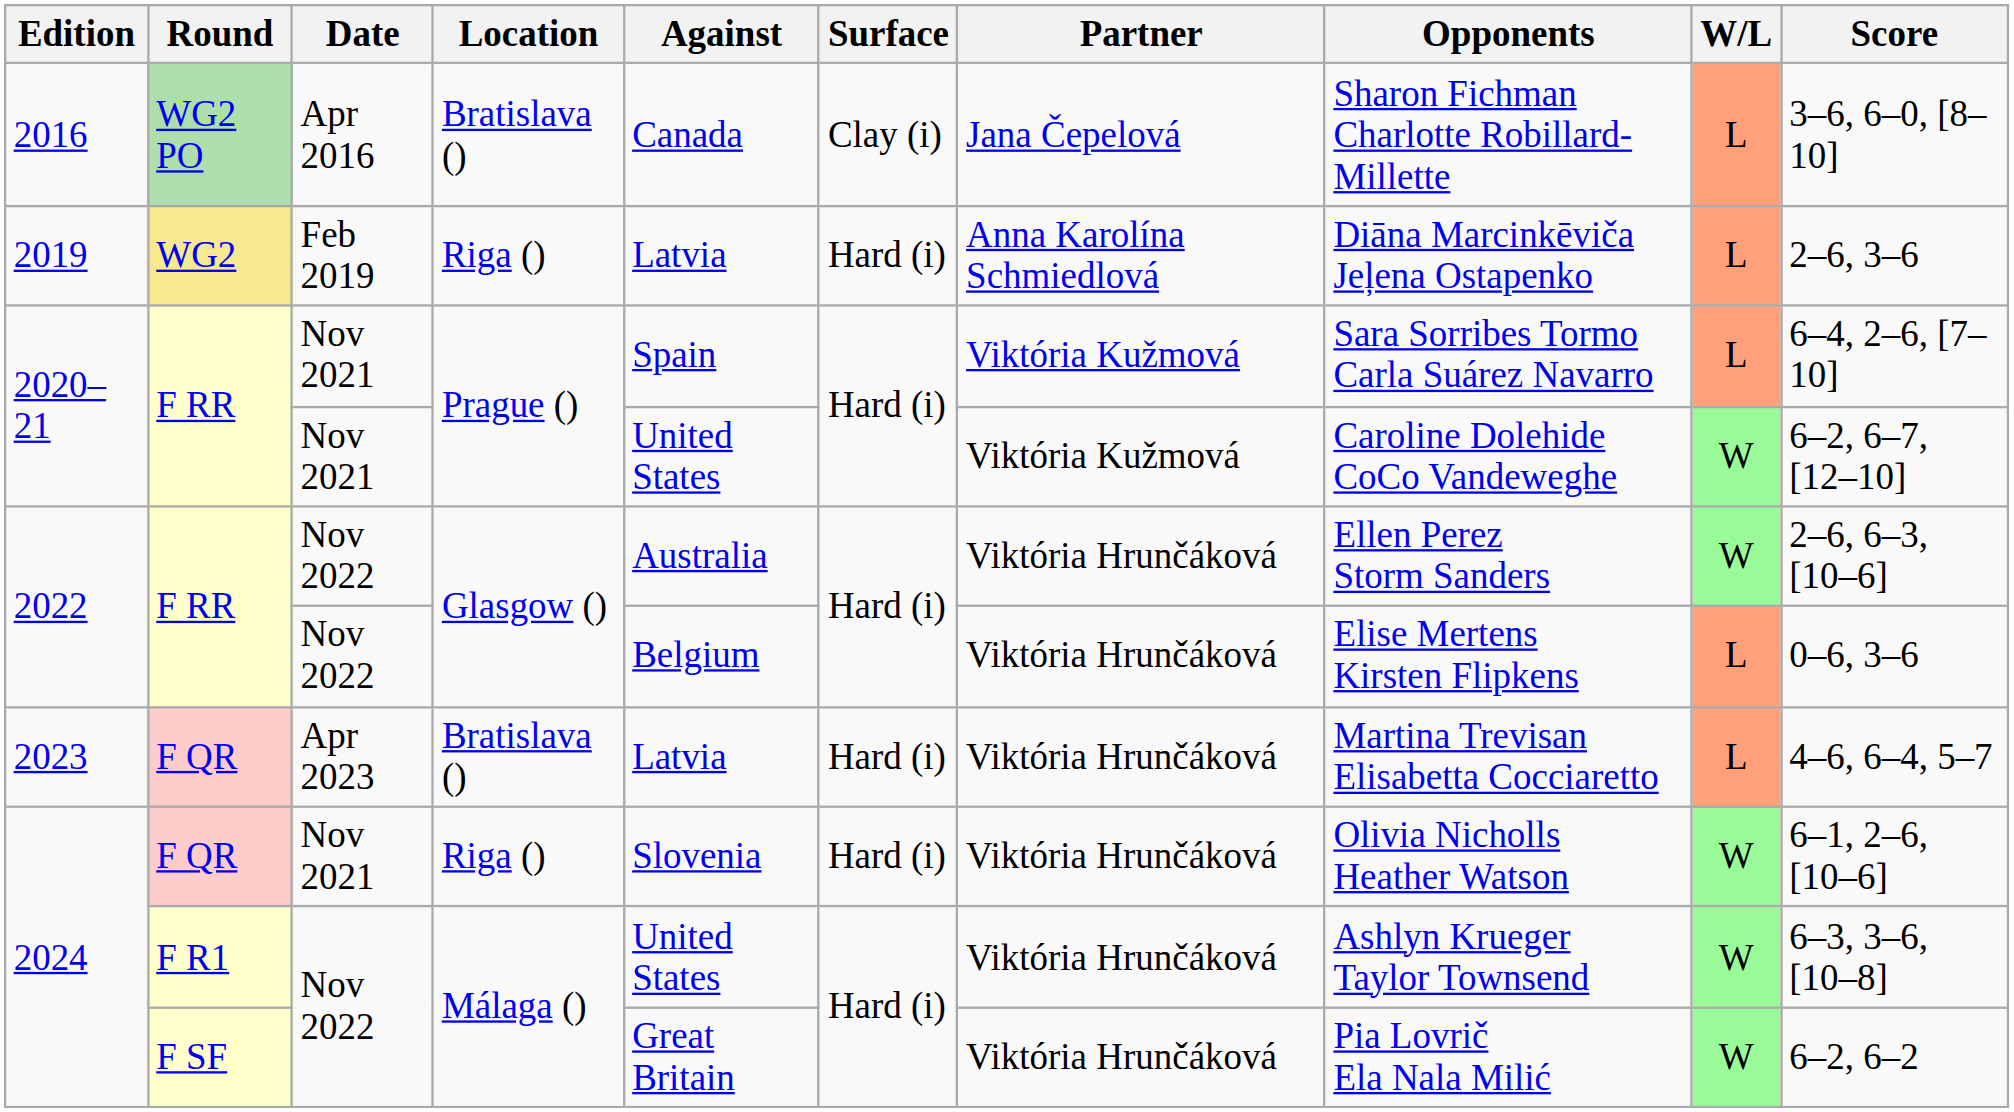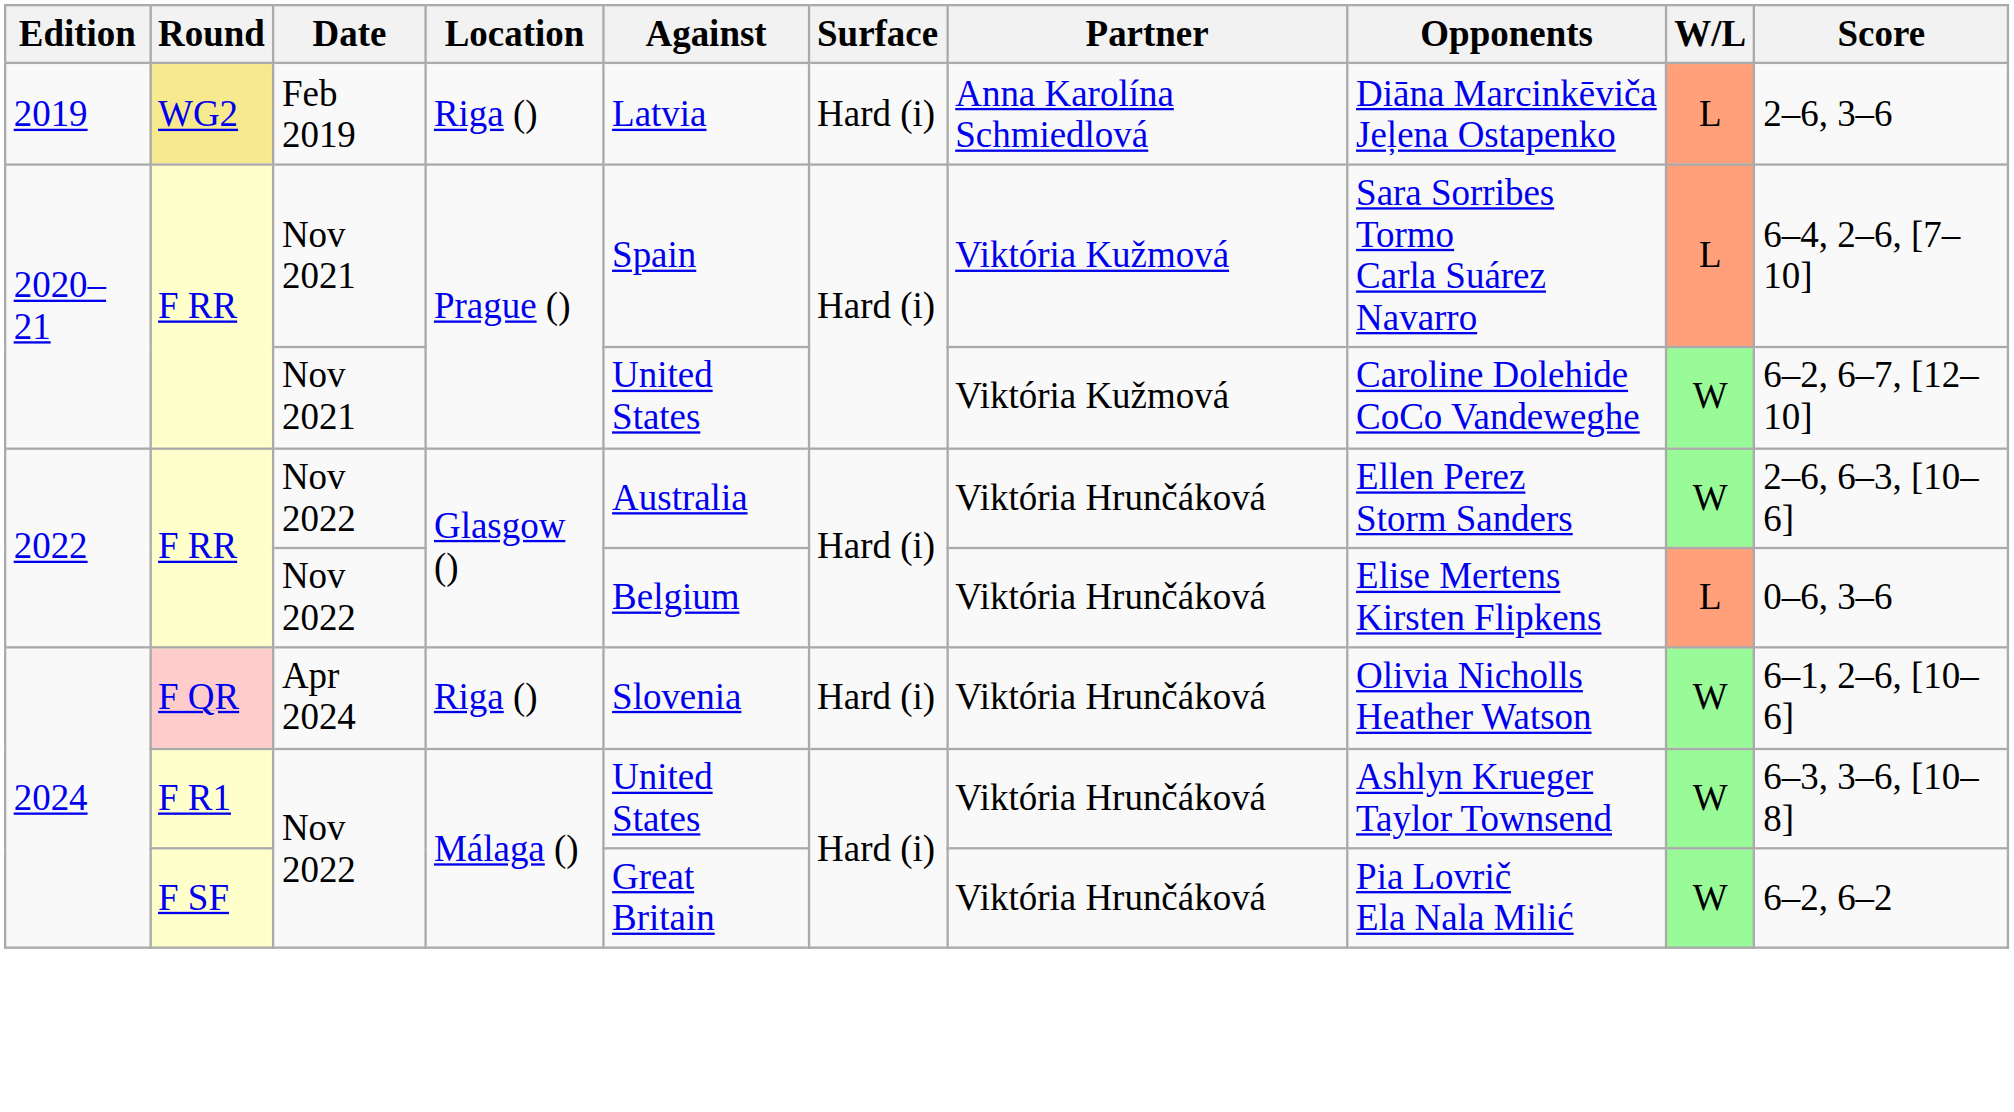- row: (51, 134)
- row: (51, 755)
(338, 856) Nov 2021 -> (319, 697) Apr 2024
